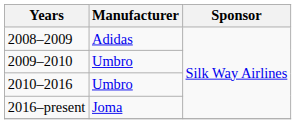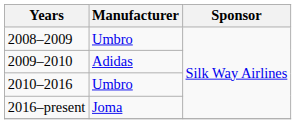(112, 38) Adidas -> (112, 38) Umbro
(112, 61) Umbro -> (112, 61) Adidas
